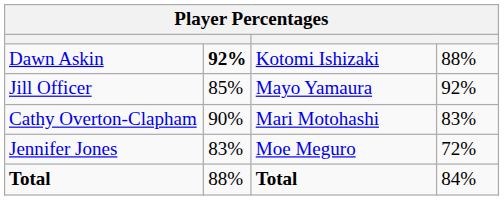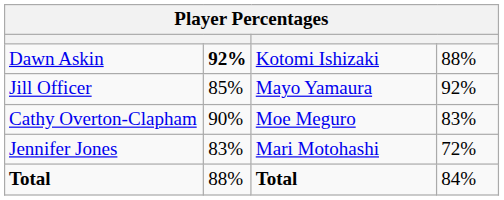(317, 118) Mari Motohashi -> (306, 118) Moe Meguro
(306, 149) Moe Meguro -> (317, 149) Mari Motohashi
